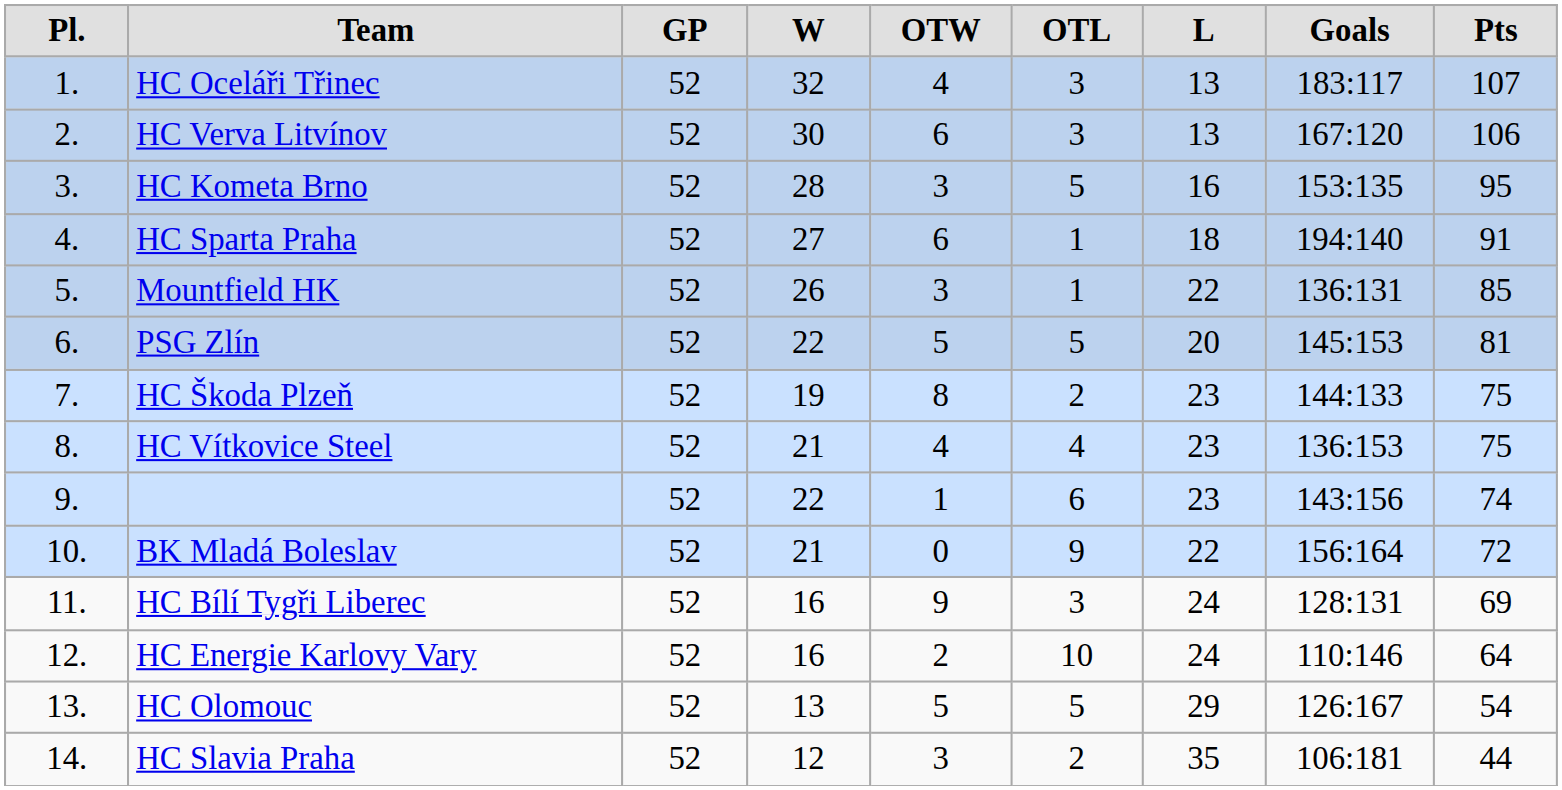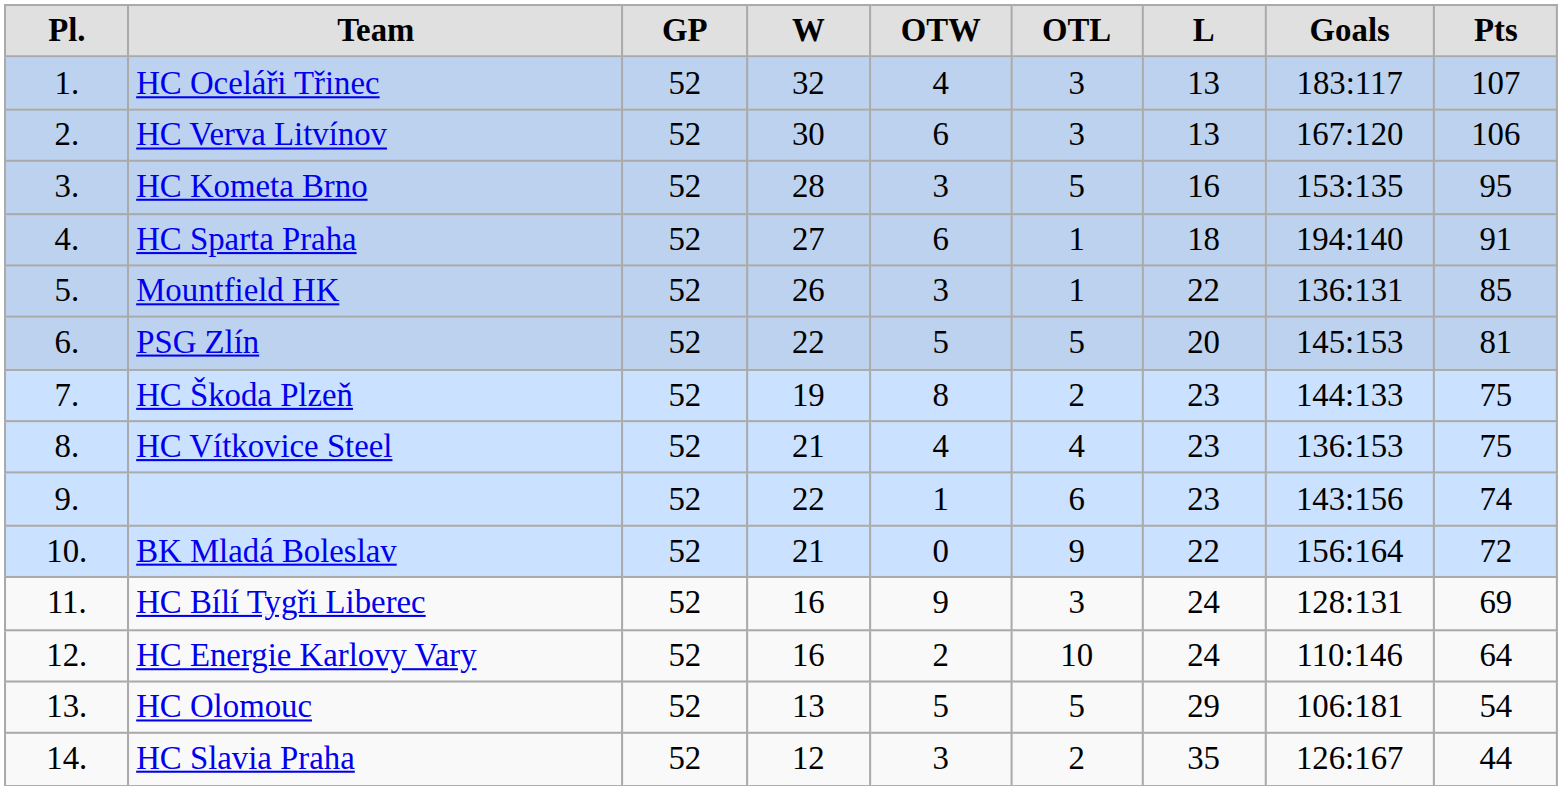(1350, 706) 126:167 -> (1350, 706) 106:181
(1350, 758) 106:181 -> (1350, 758) 126:167
